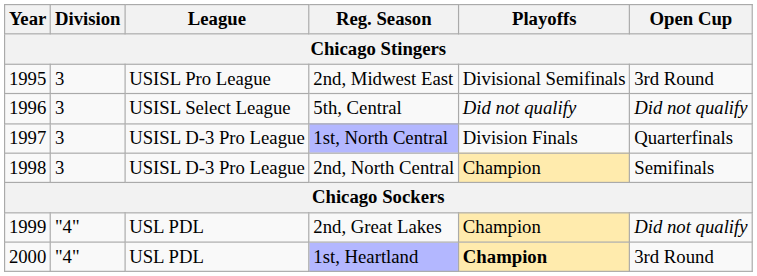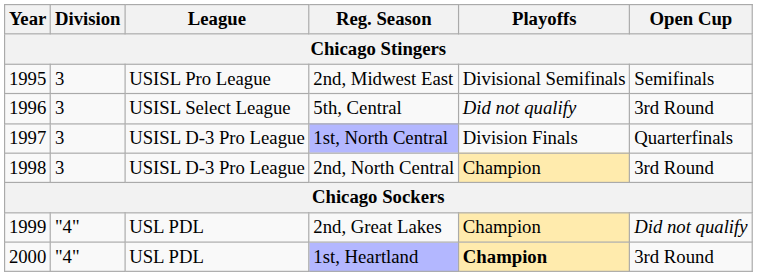(674, 78) 3rd Round -> (674, 78) Semifinals
(691, 108) Did not qualify -> (674, 108) 3rd Round
(674, 167) Semifinals -> (674, 167) 3rd Round
